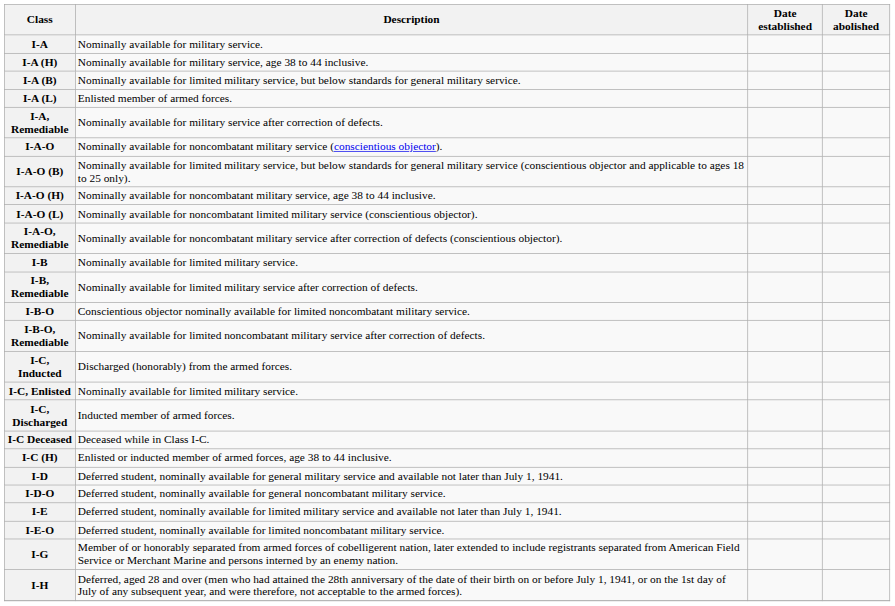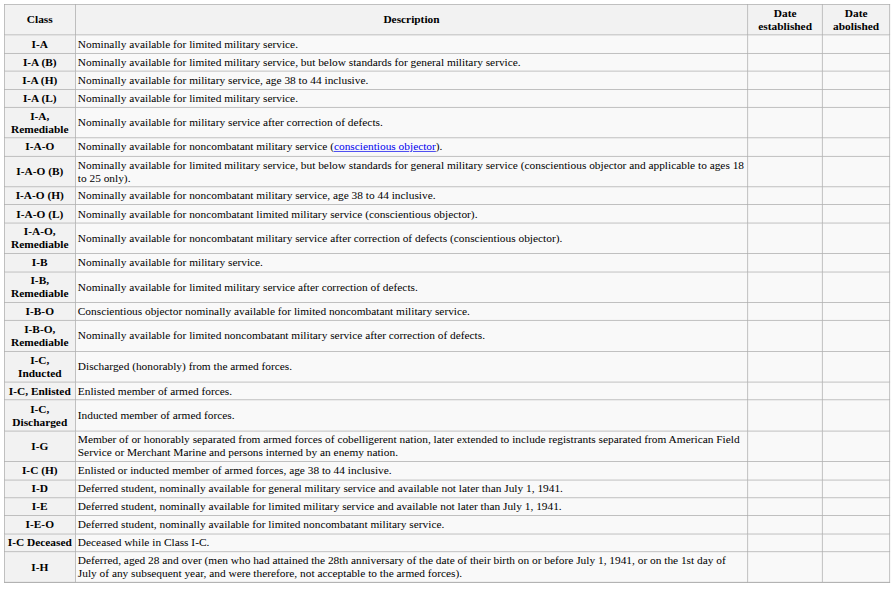(170, 44) Nominally available for military service. -> (188, 44) Nominally available for limited military service.
rows swapped: (40, 80) <-> (40, 62)
(155, 98) Enlisted member of armed forces. -> (188, 98) Nominally available for limited military service.
(188, 262) Nominally available for limited military service. -> (170, 262) Nominally available for military service.
(188, 391) Nominally available for limited military service. -> (155, 391) Enlisted member of armed forces.
rows swapped: (40, 440) <-> (40, 554)
- row: (40, 494)
